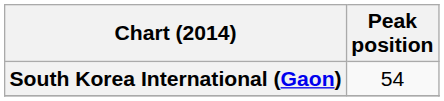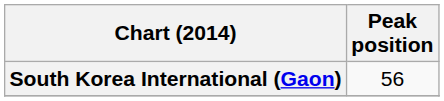(392, 78) 54 -> (392, 78) 56
